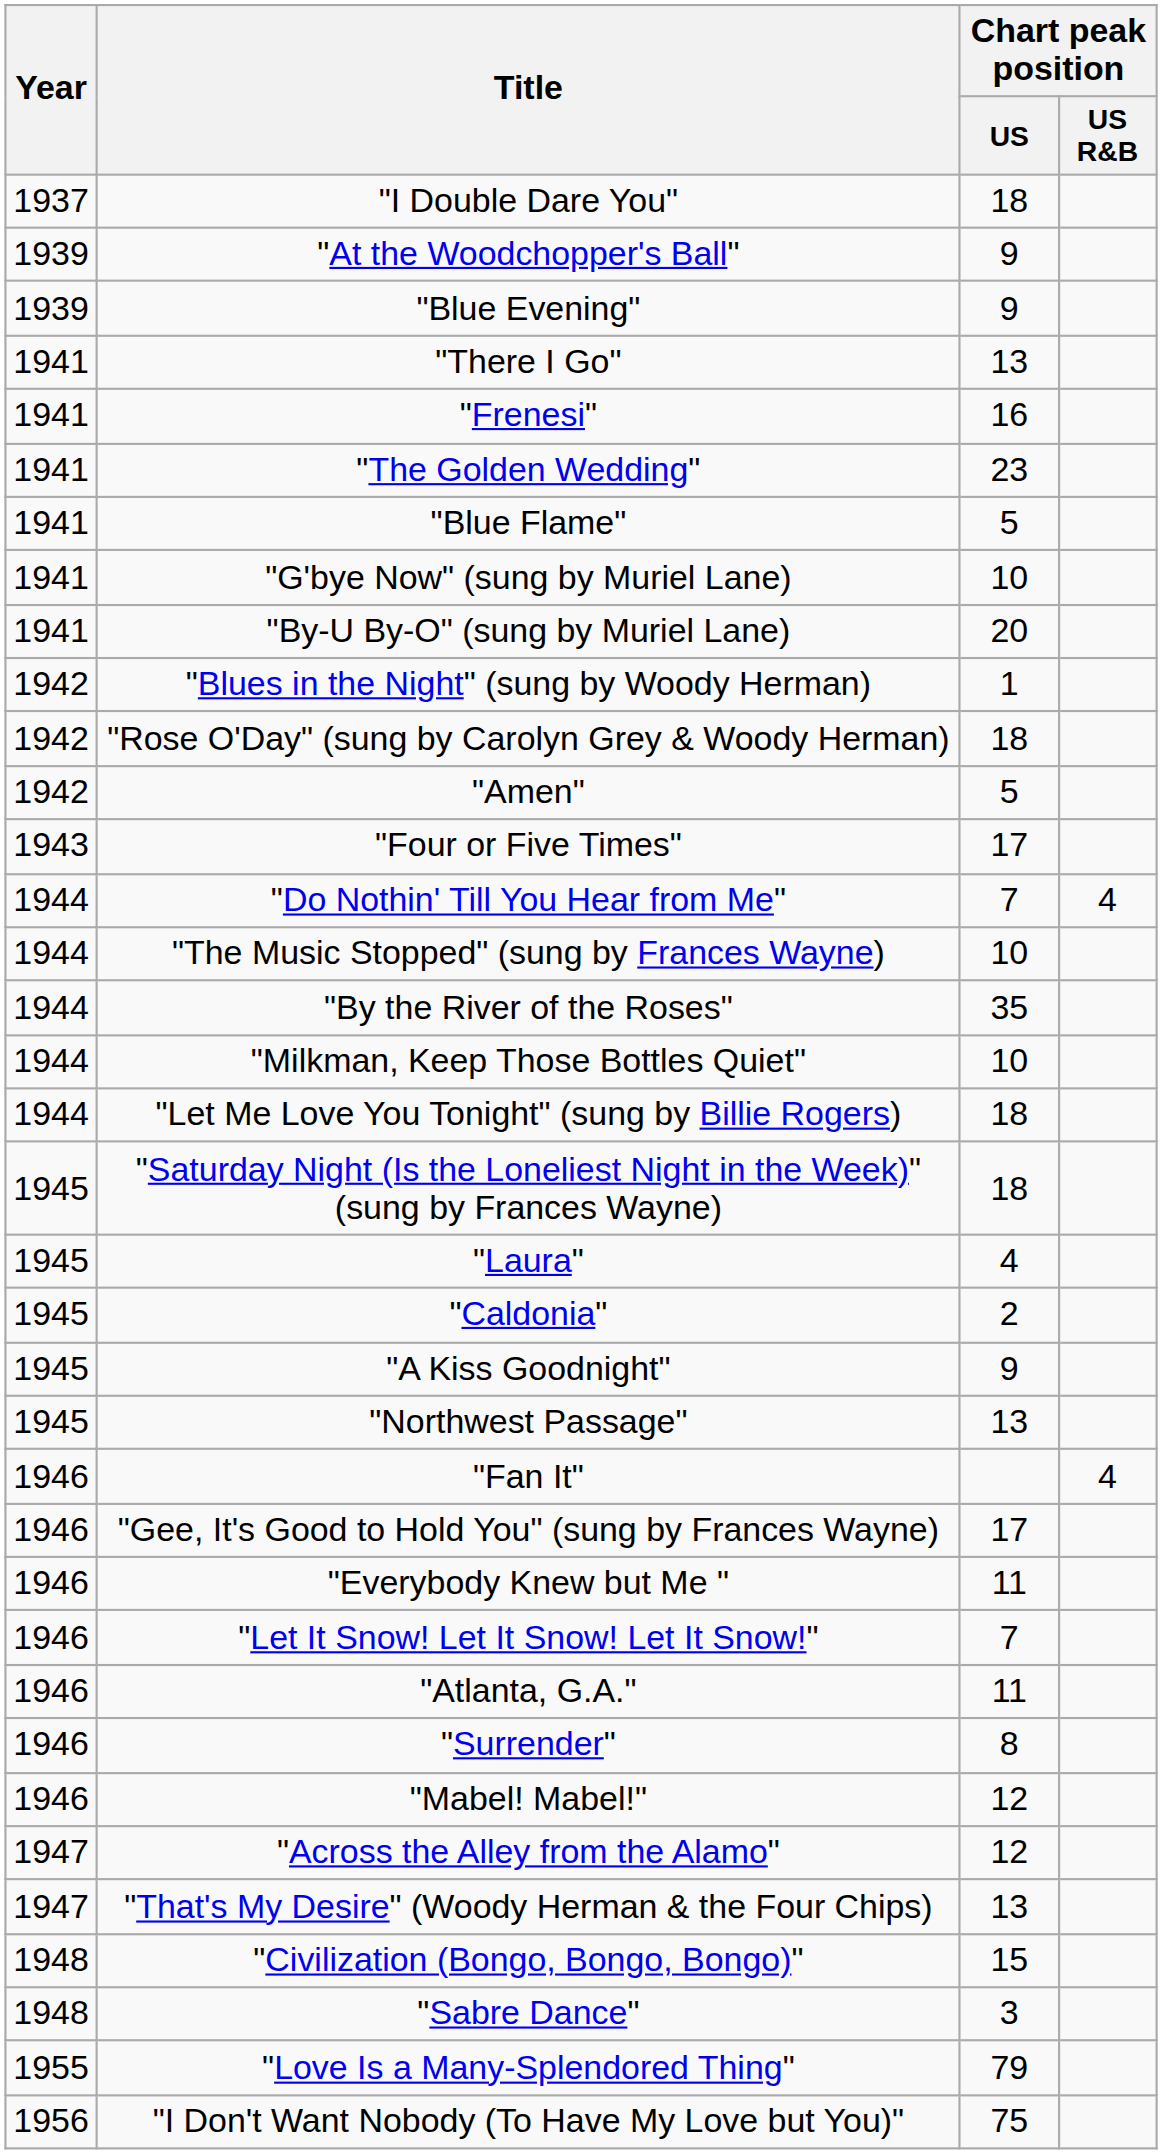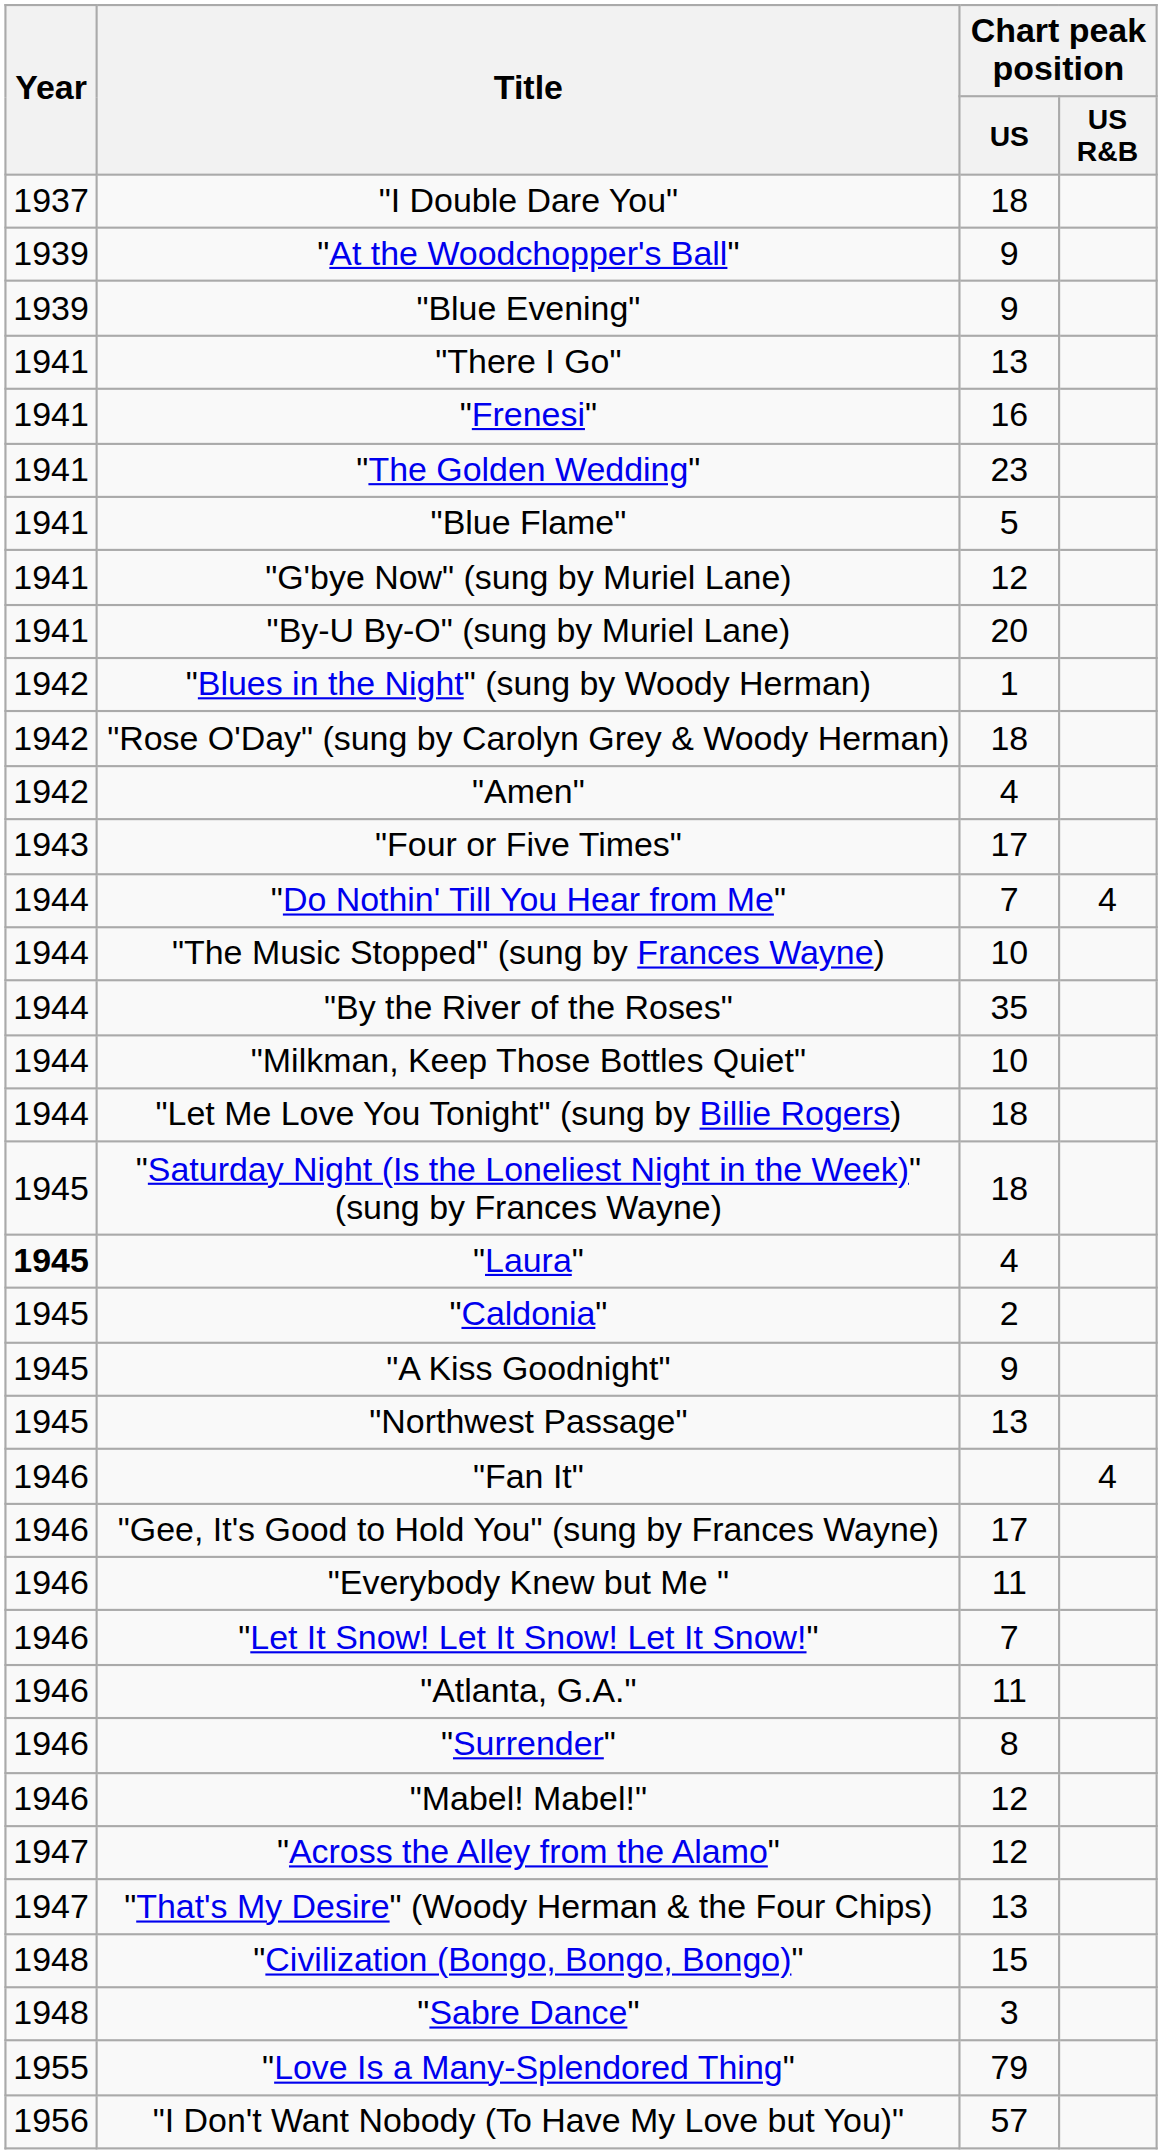(1009, 576) 10 -> (1009, 576) 12
(1009, 792) 5 -> (1009, 792) 4
(51, 1260) normal -> (51, 1260) bold
(1009, 2121) 75 -> (1009, 2121) 57
